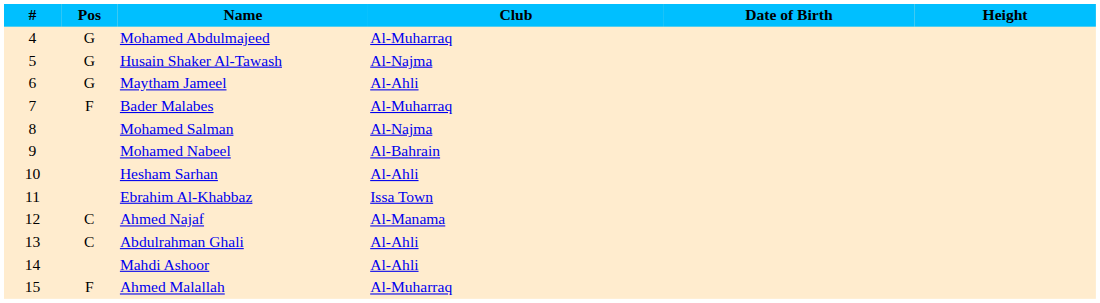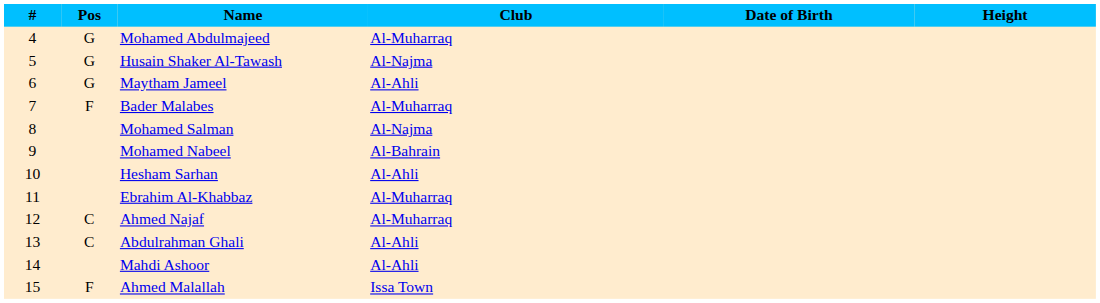(402, 196) Issa Town -> (411, 196) Al-Muharraq
(408, 219) Al-Manama -> (411, 219) Al-Muharraq
(411, 287) Al-Muharraq -> (402, 287) Issa Town
